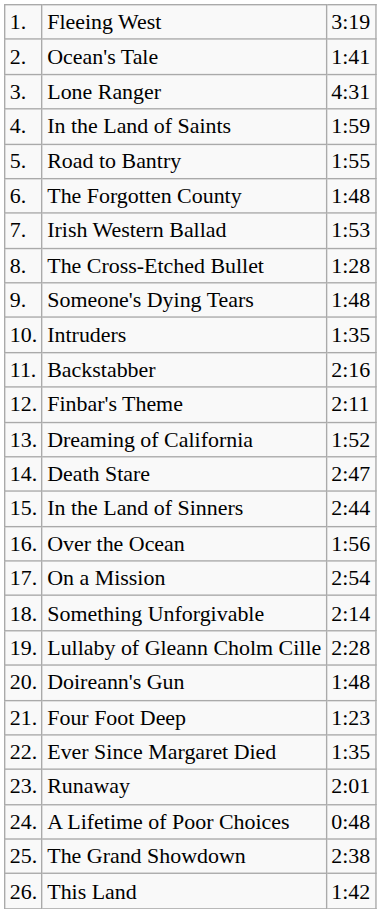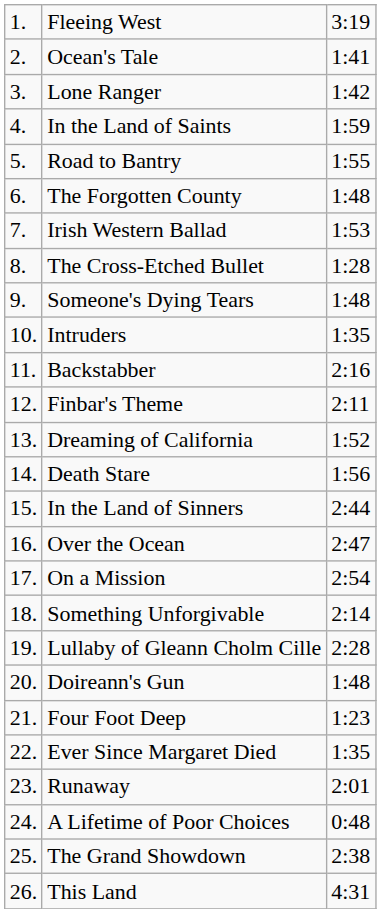(351, 91) 4:31 -> (351, 91) 1:42
(351, 473) 2:47 -> (351, 473) 1:56
(351, 543) 1:56 -> (351, 543) 2:47
(351, 890) 1:42 -> (351, 890) 4:31
